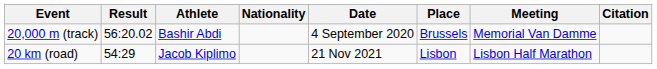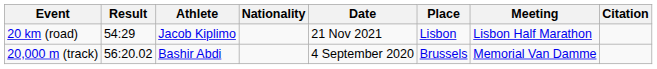rows swapped: (53, 34) <-> (43, 53)
